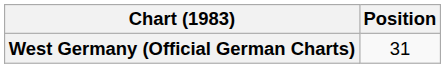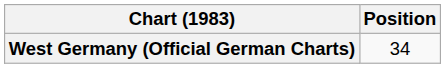(400, 48) 31 -> (400, 48) 34
